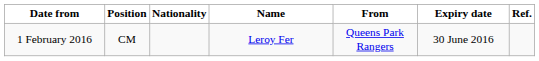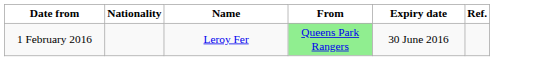- column: (127, 14)
(375, 39) no background -> (330, 39) lightgreen background
